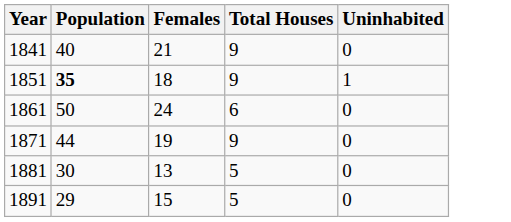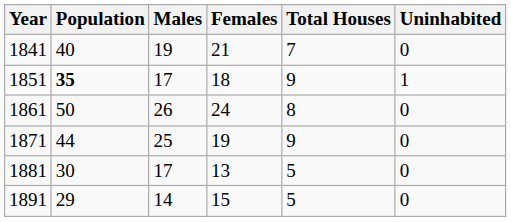+ column: (178, 19)
(234, 49) 9 -> (291, 49) 7
(234, 110) 6 -> (291, 110) 8
